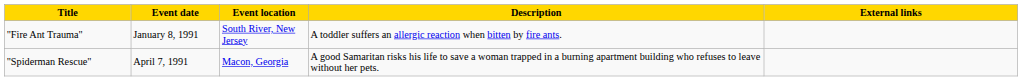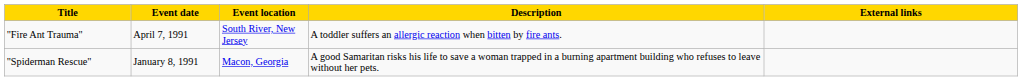(166, 34) January 8, 1991 -> (161, 34) April 7, 1991
(161, 62) April 7, 1991 -> (166, 62) January 8, 1991
